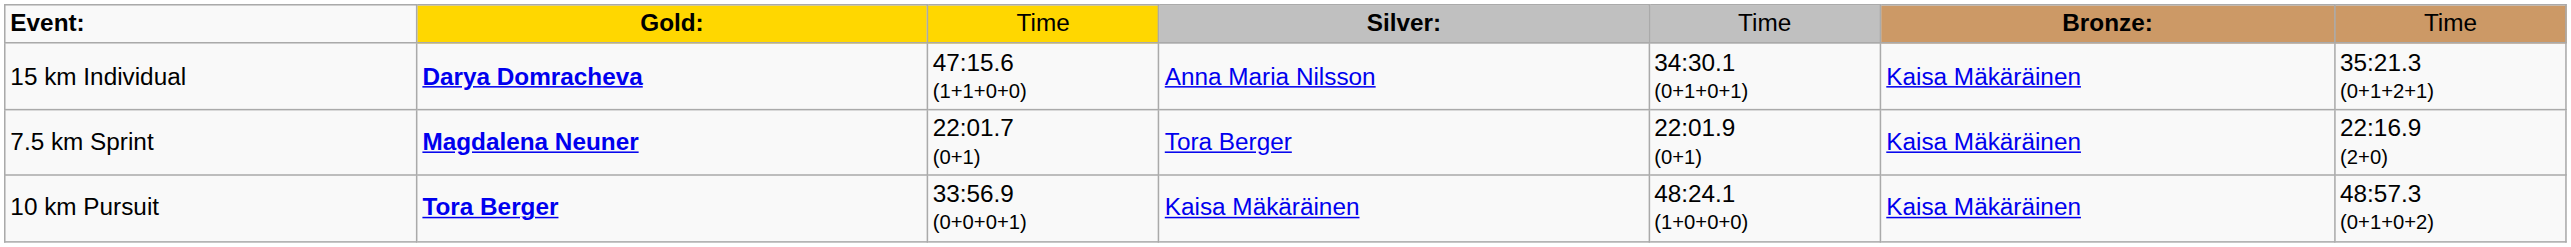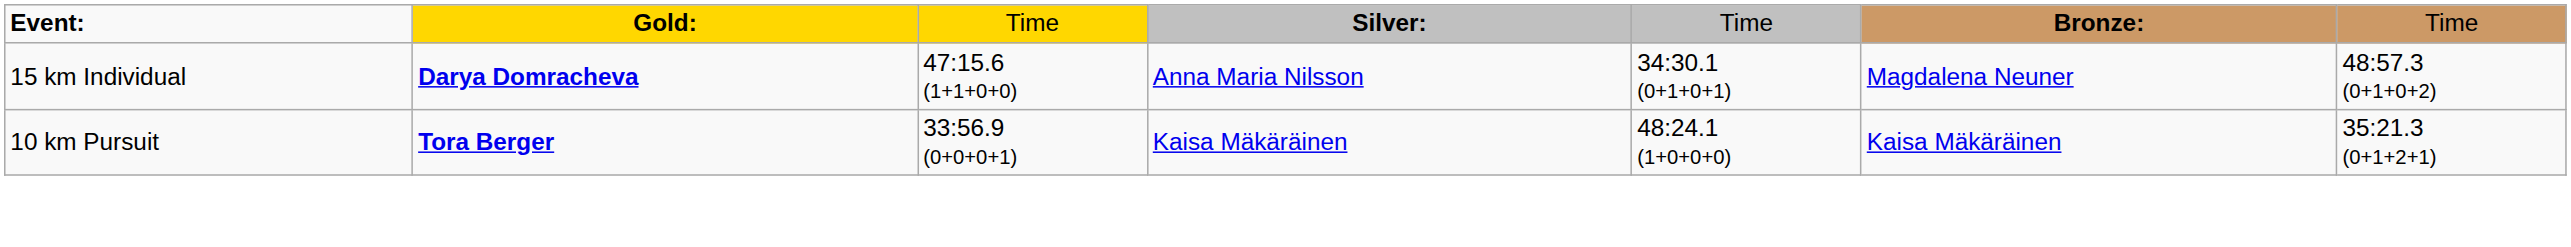(1984, 76) Kaisa Mäkäräinen -> (1970, 76) Magdalena Neuner
(2387, 76) 35:21.3 (0+1+2+1) -> (2389, 76) 48:57.3 (0+1+0+2)
- row: (82, 141)
(2387, 207) 48:57.3 (0+1+0+2) -> (2389, 141) 35:21.3 (0+1+2+1)
